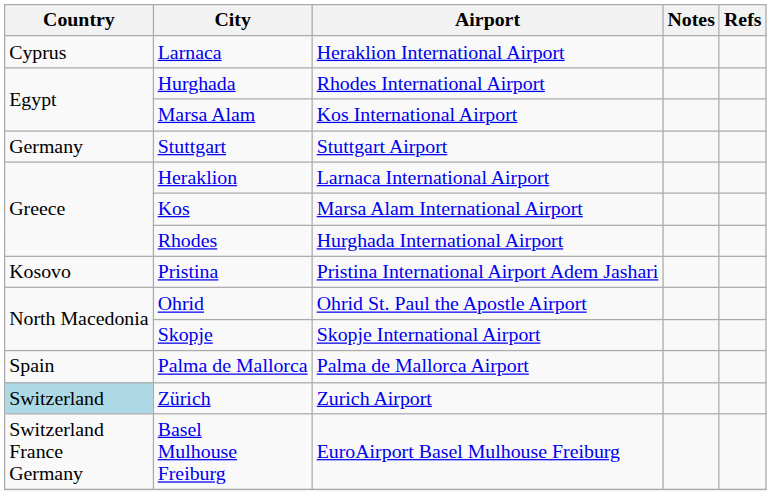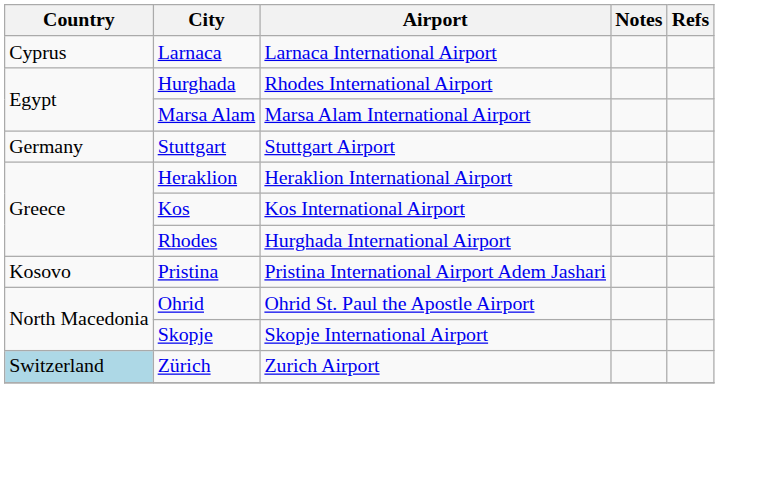(441, 51) Heraklion International Airport -> (381, 51) Larnaca International Airport
(417, 114) Kos International Airport -> (397, 114) Marsa Alam International Airport
(433, 177) Larnaca International Airport -> (388, 177) Heraklion International Airport
(450, 209) Marsa Alam International Airport -> (365, 209) Kos International Airport
- row: (233, 366)
- row: (197, 451)
